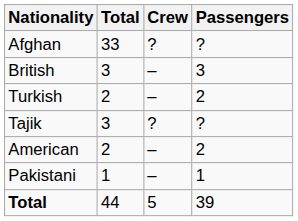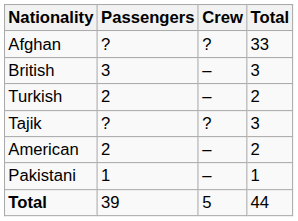columns swapped: (242, 17) <-> (120, 17)
